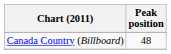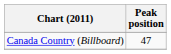(146, 40) 48 -> (146, 40) 47
